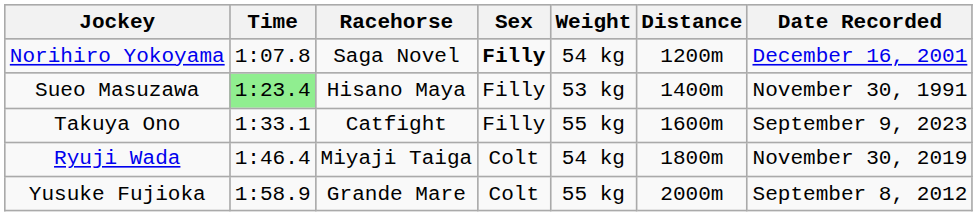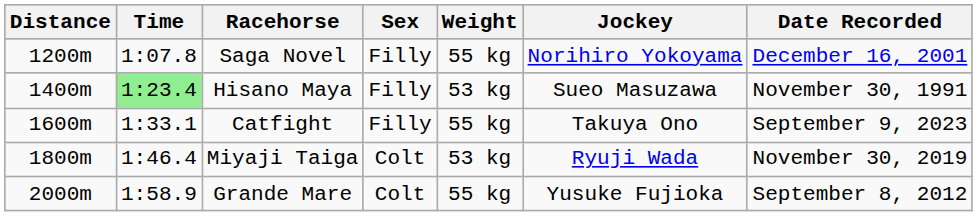columns swapped: (692, 22) <-> (117, 22)
(514, 56) bold -> (400, 56) normal
(593, 56) 54 kg -> (480, 56) 55 kg
(593, 159) 54 kg -> (480, 159) 53 kg
